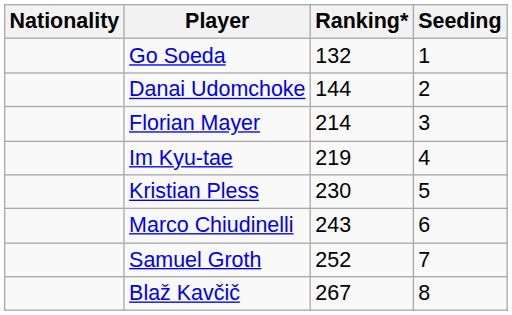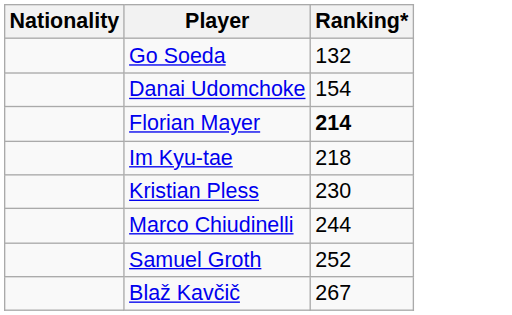- column: (460, 21)
(333, 89) 144 -> (333, 89) 154
(333, 123) normal -> (333, 123) bold
(333, 157) 219 -> (333, 157) 218
(333, 225) 243 -> (333, 225) 244
